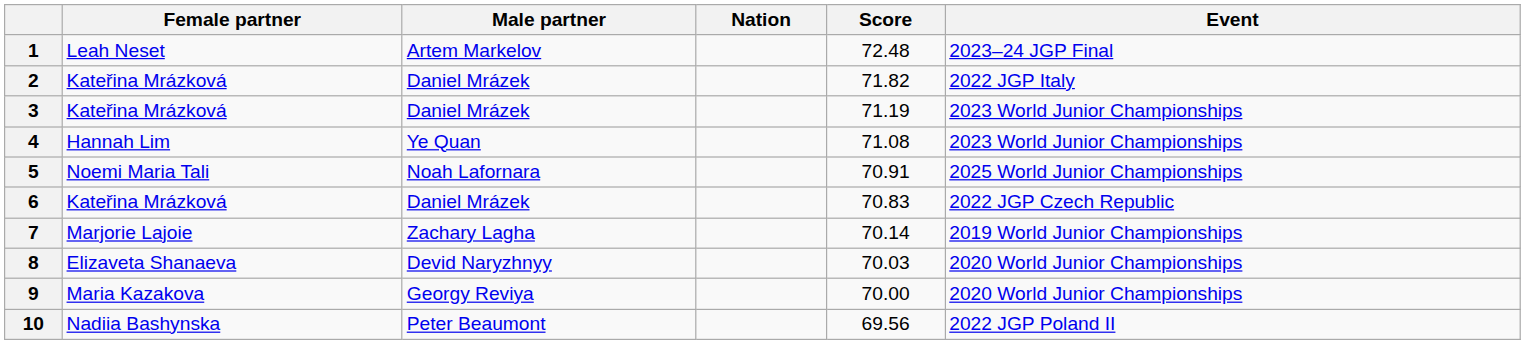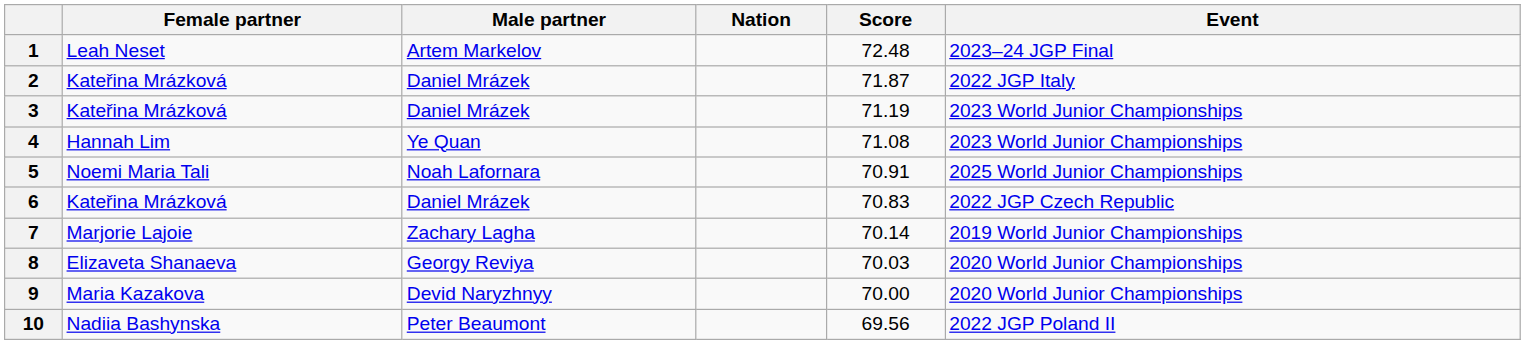(886, 80) 71.82 -> (886, 80) 71.87
(479, 263) Devid Naryzhnyy -> (470, 263) Georgy Reviya
(470, 293) Georgy Reviya -> (479, 293) Devid Naryzhnyy
